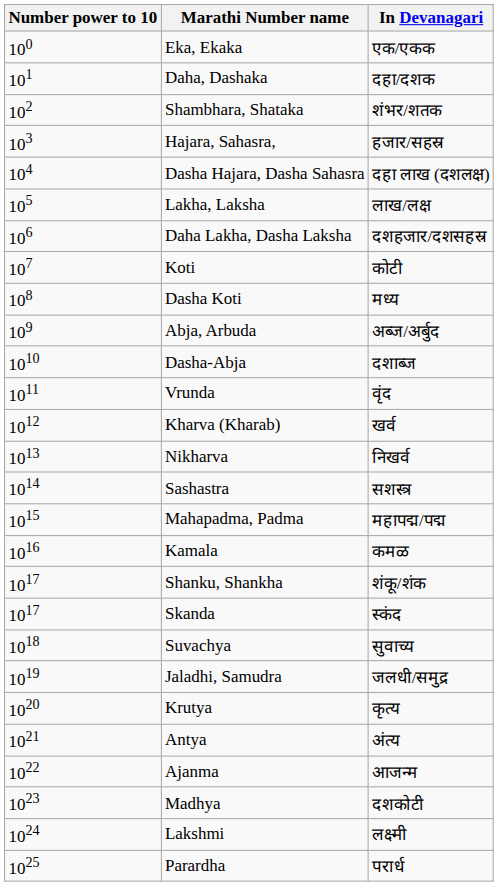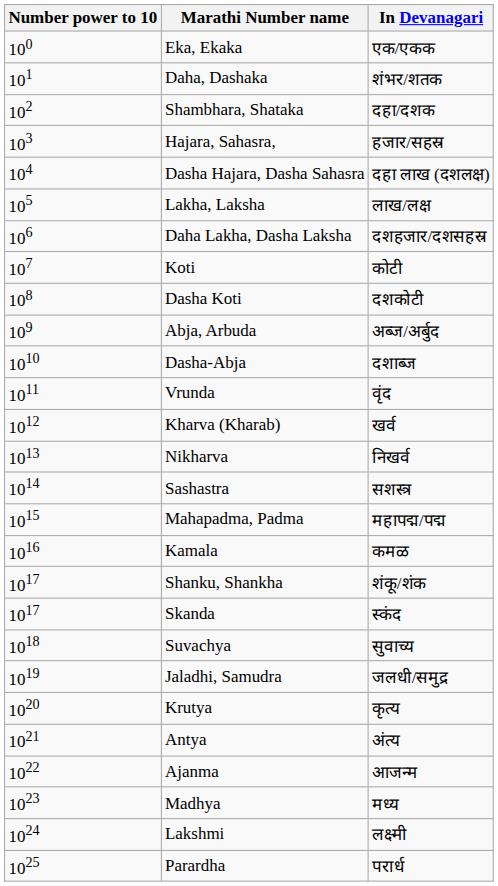(403, 79) दहा/दशक -> (407, 79) शंभर/शतक
(407, 111) शंभर/शतक -> (403, 111) दहा/दशक
(386, 300) मध्य -> (398, 300) दशकोटी
(398, 803) दशकोटी -> (386, 803) मध्य
